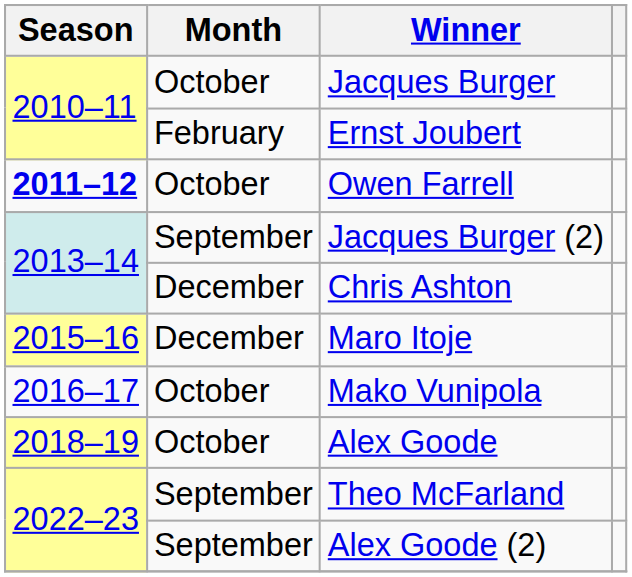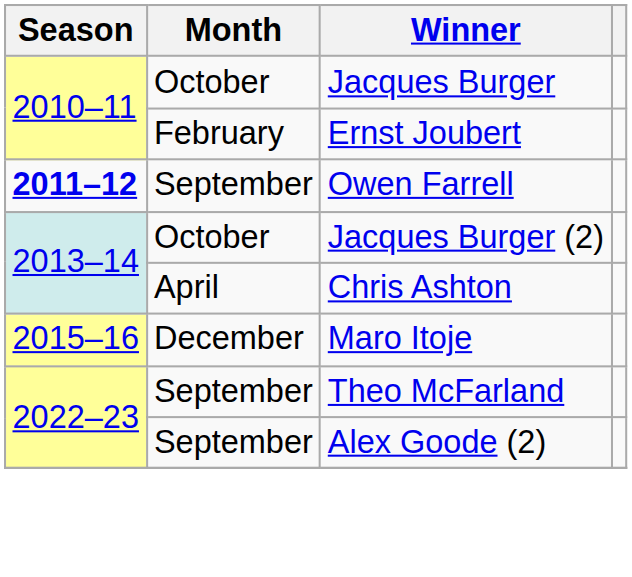(212, 184) October -> (233, 184) September
(233, 236) September -> (212, 236) October
(229, 287) December -> (186, 287) April
- row: (435, 390)
- row: (413, 442)
